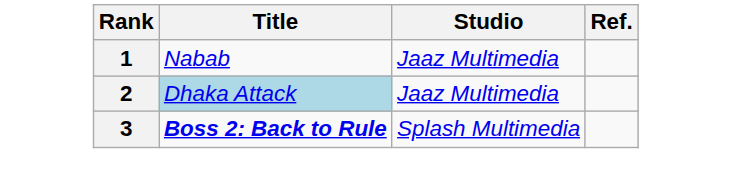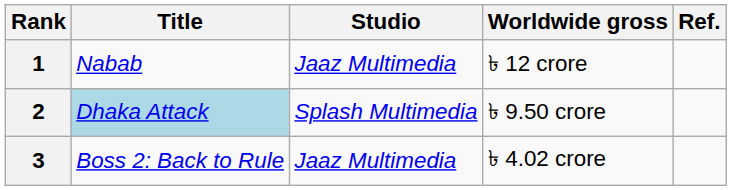+ column: (578, 22)
(478, 93) Jaaz Multimedia -> (386, 112) Splash Multimedia
(275, 128) bold -> (180, 160) normal
(489, 128) Splash Multimedia -> (375, 160) Jaaz Multimedia
